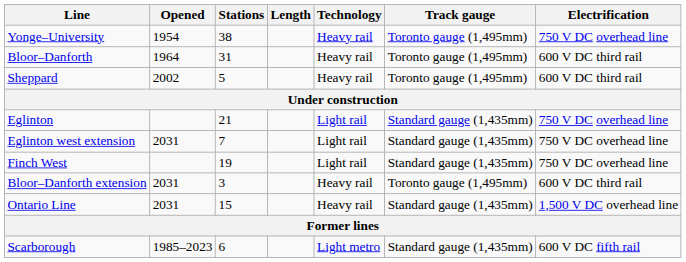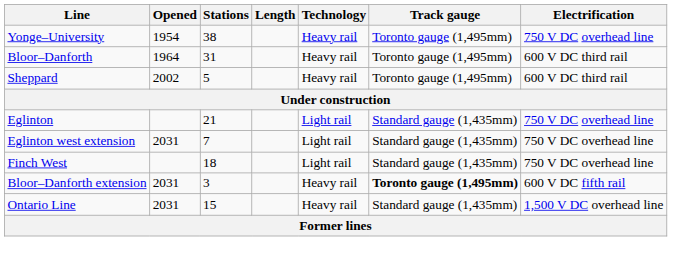(225, 162) 19 -> (210, 162) 18
(457, 183) normal -> (445, 183) bold
(591, 183) 600 V DC third rail -> (575, 183) 600 V DC fifth rail
- row: (41, 246)
